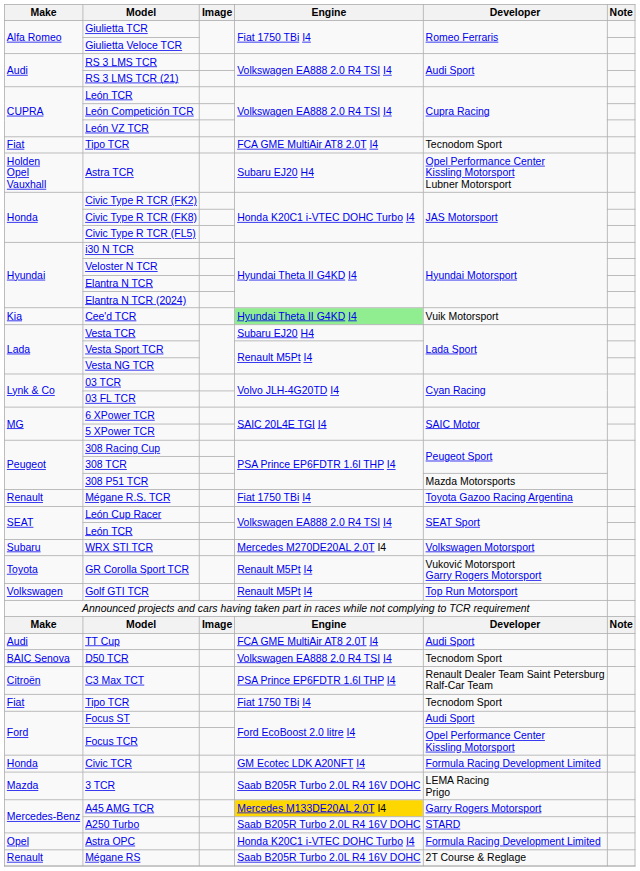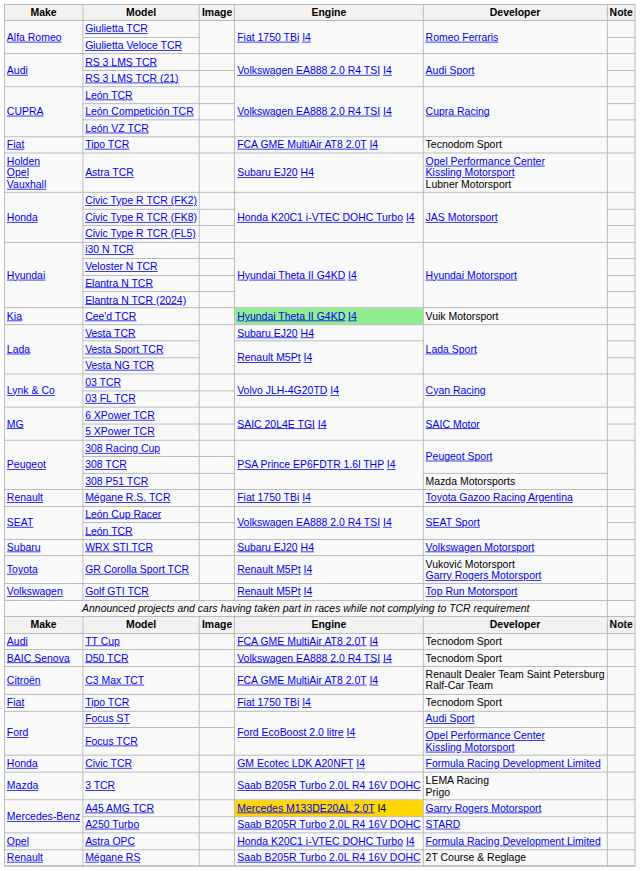(312, 547) Mercedes M270DE20AL 2.0T I4 -> (276, 547) Subaru EJ20 H4
(450, 641) Audi Sport -> (464, 641) Tecnodom Sport
(316, 680) PSA Prince EP6FDTR 1.6l THP I4 -> (308, 680) FCA GME MultiAir AT8 2.0T I4
